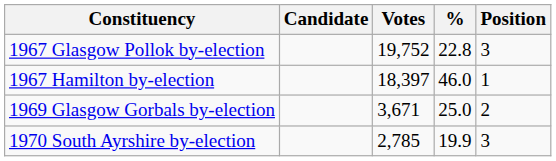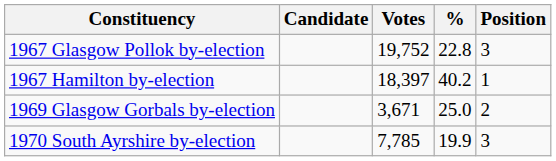(455, 79) 46.0 -> (455, 79) 40.2
(399, 140) 2,785 -> (399, 140) 7,785
